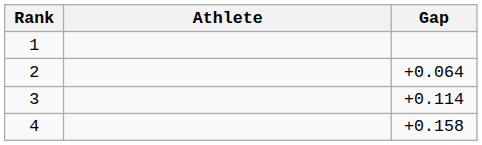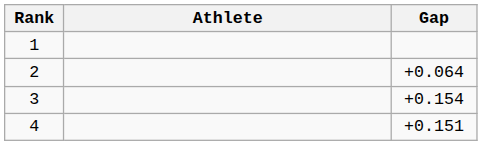(434, 100) +0.114 -> (434, 100) +0.154
(434, 127) +0.158 -> (434, 127) +0.151
